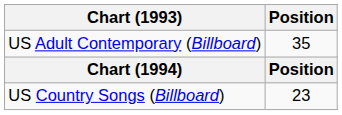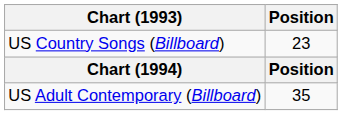rows swapped: (116, 95) <-> (135, 43)
